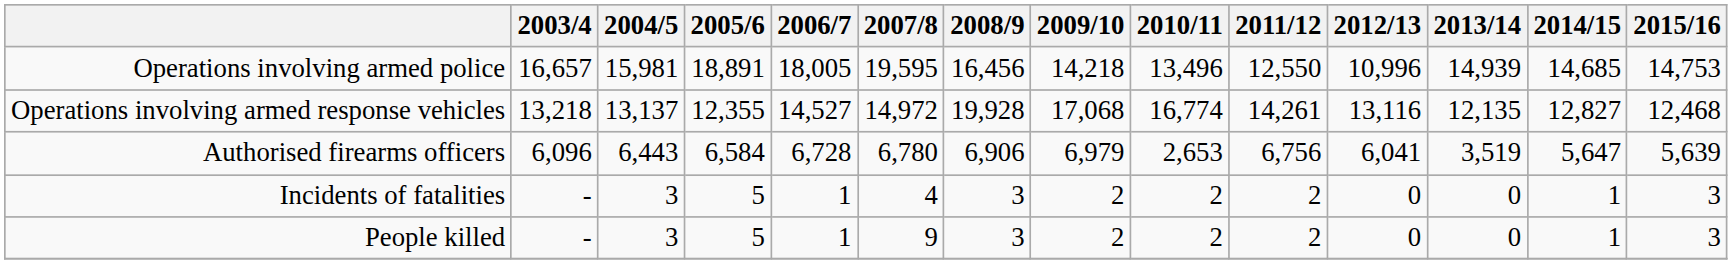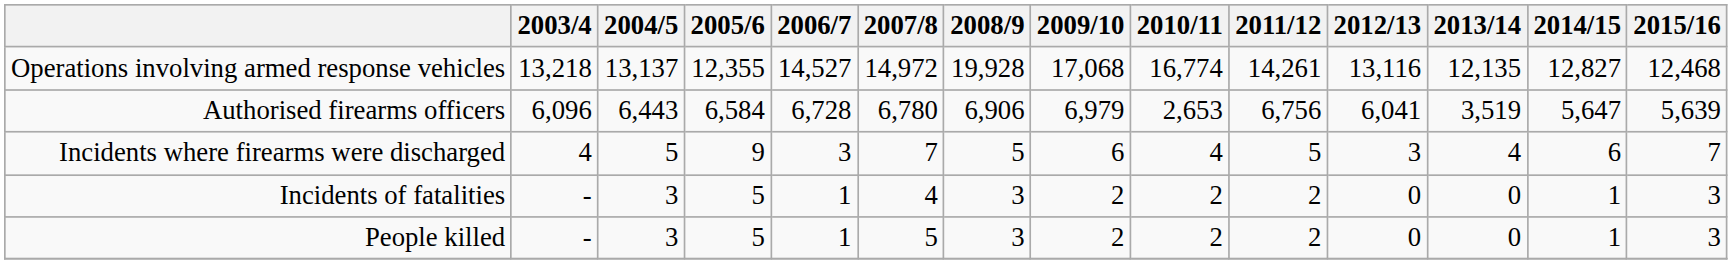- row: (319, 68)
+ row: (282, 152)
(931, 237) 9 -> (931, 237) 5
